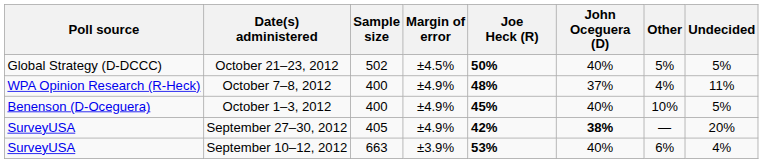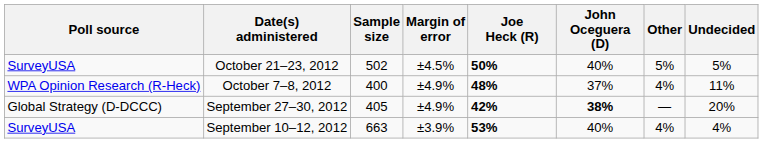(85, 65) Global Strategy (D-DCCC) -> (41, 65) SurveyUSA
- row: (277, 106)
(41, 127) SurveyUSA -> (85, 106) Global Strategy (D-DCCC)
(665, 148) 6% -> (665, 127) 4%
